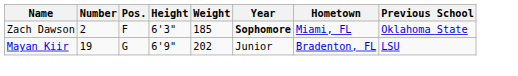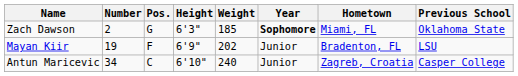(125, 30) F -> (150, 30) G
(125, 46) G -> (150, 46) F
+ row: (53, 63)
